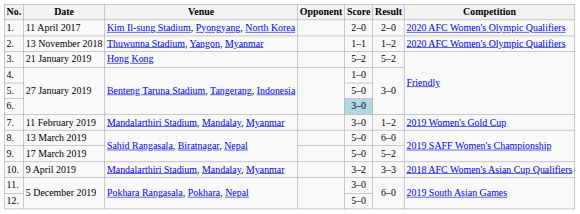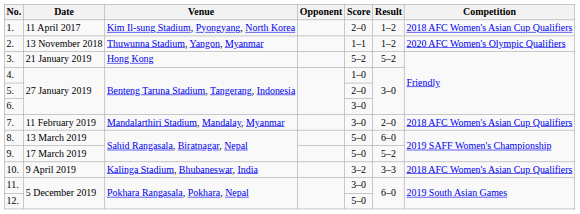(388, 28) 2–0 -> (388, 28) 1–2
(486, 28) 2020 AFC Women's Olympic Qualifiers -> (489, 28) 2018 AFC Women's Asian Cup Qualifiers
(359, 91) 5–0 -> (359, 91) 2–0
(359, 106) lightblue background -> (359, 106) no background
(388, 122) 1–2 -> (388, 122) 2–0
(456, 122) 2019 Women's Gold Cup -> (489, 122) 2018 AFC Women's Asian Cup Qualifiers
(196, 169) Mandalarthiri Stadium, Mandalay, Myanmar -> (182, 169) Kalinga Stadium, Bhubaneswar, India
